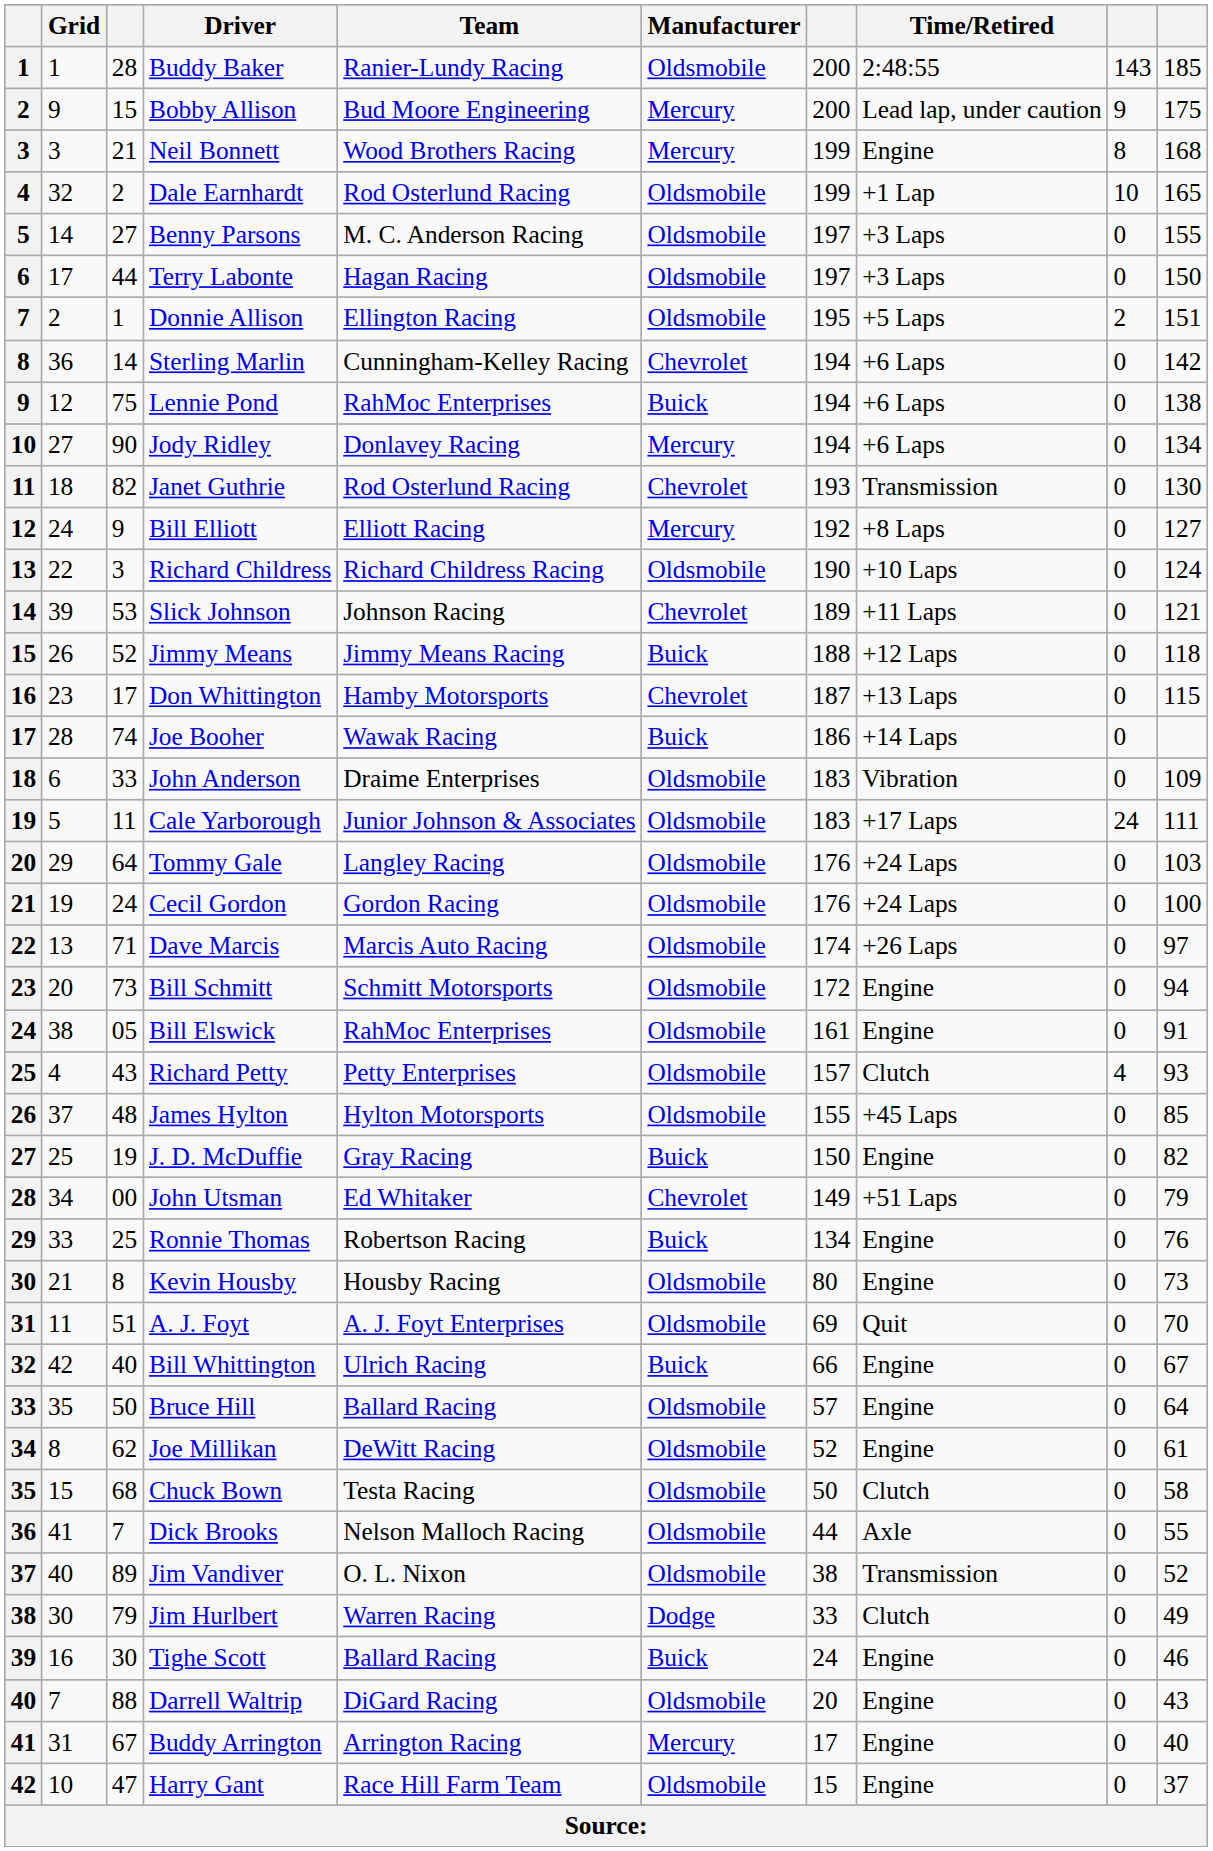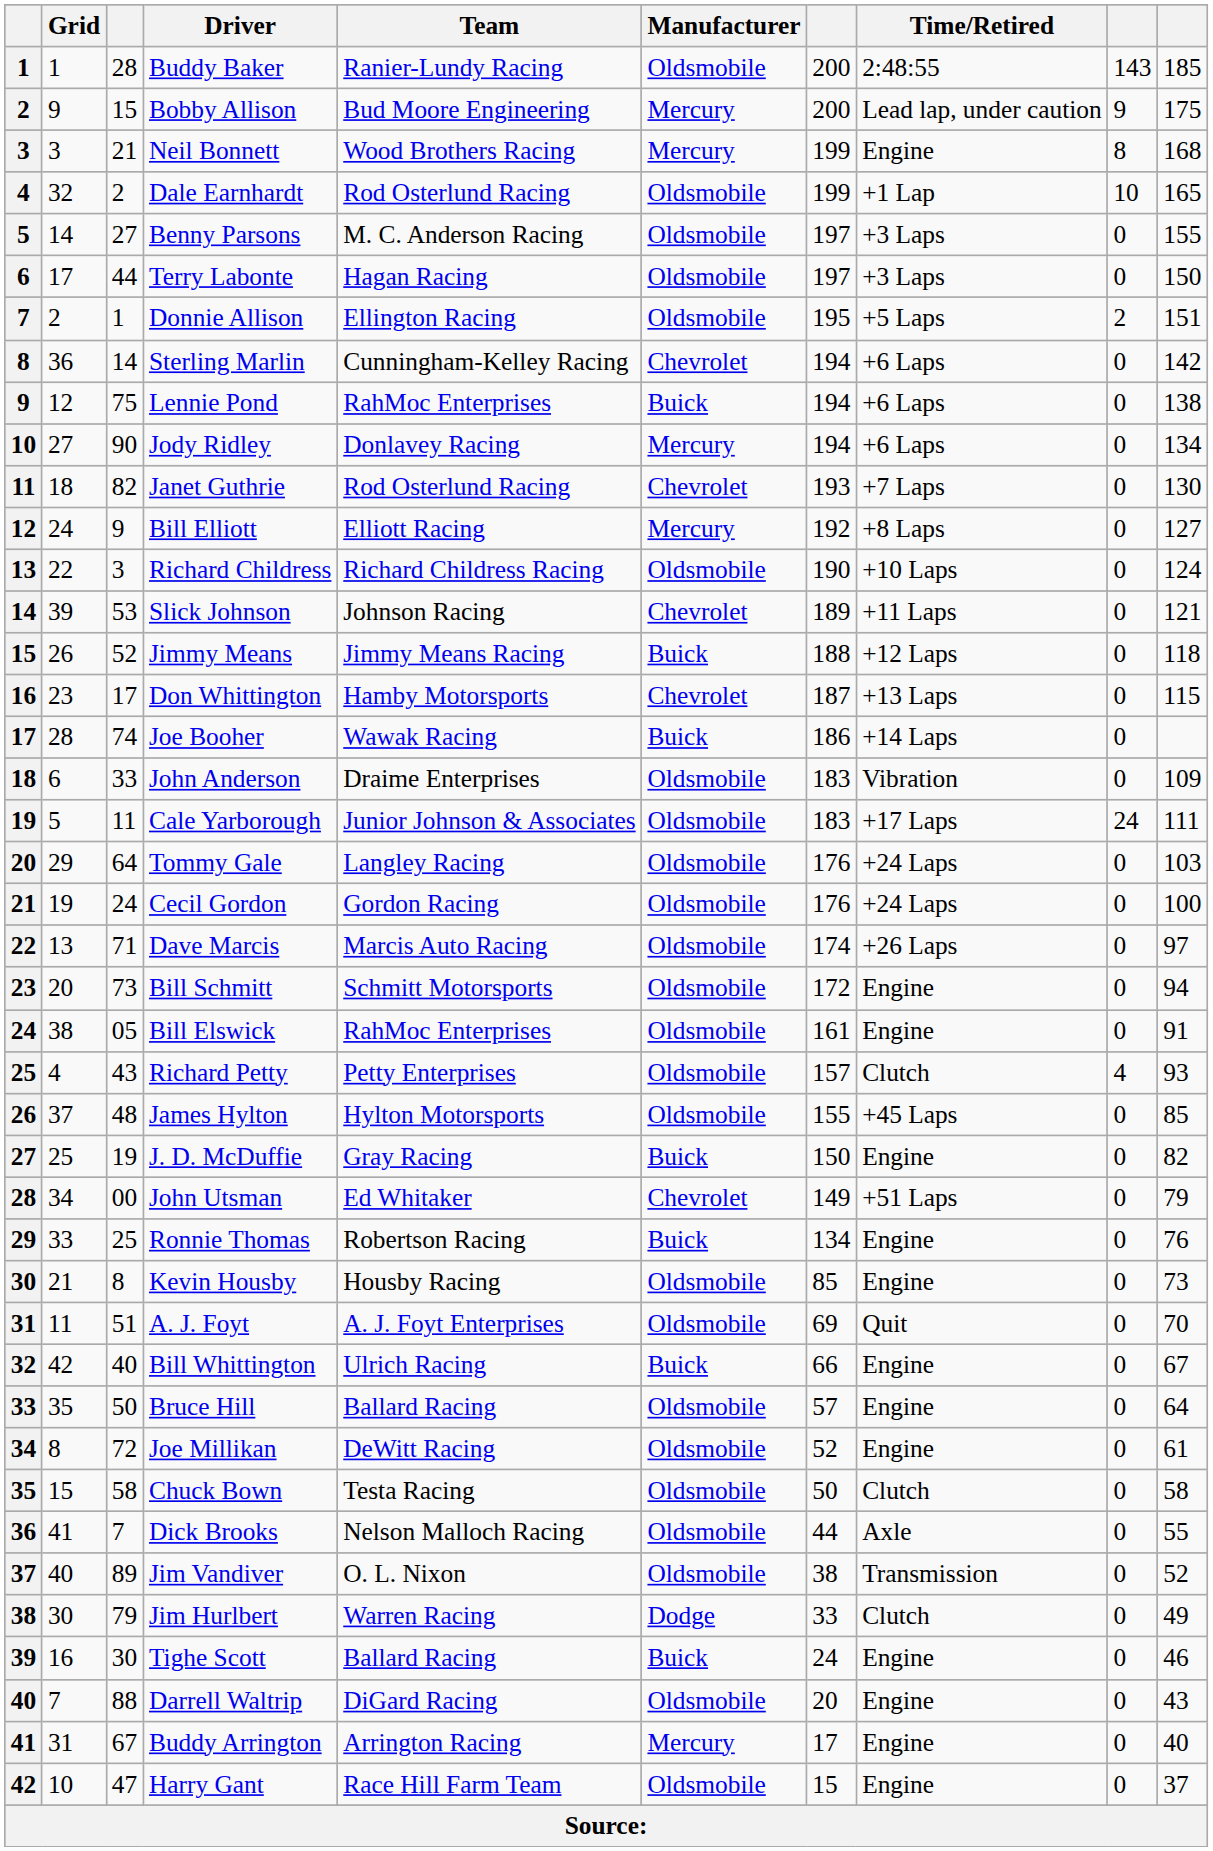(930, 486) Transmission -> (903, 486) +7 Laps
(825, 1281) 80 -> (825, 1281) 85
(125, 1448) 62 -> (125, 1448) 72
(125, 1490) 68 -> (125, 1490) 58
